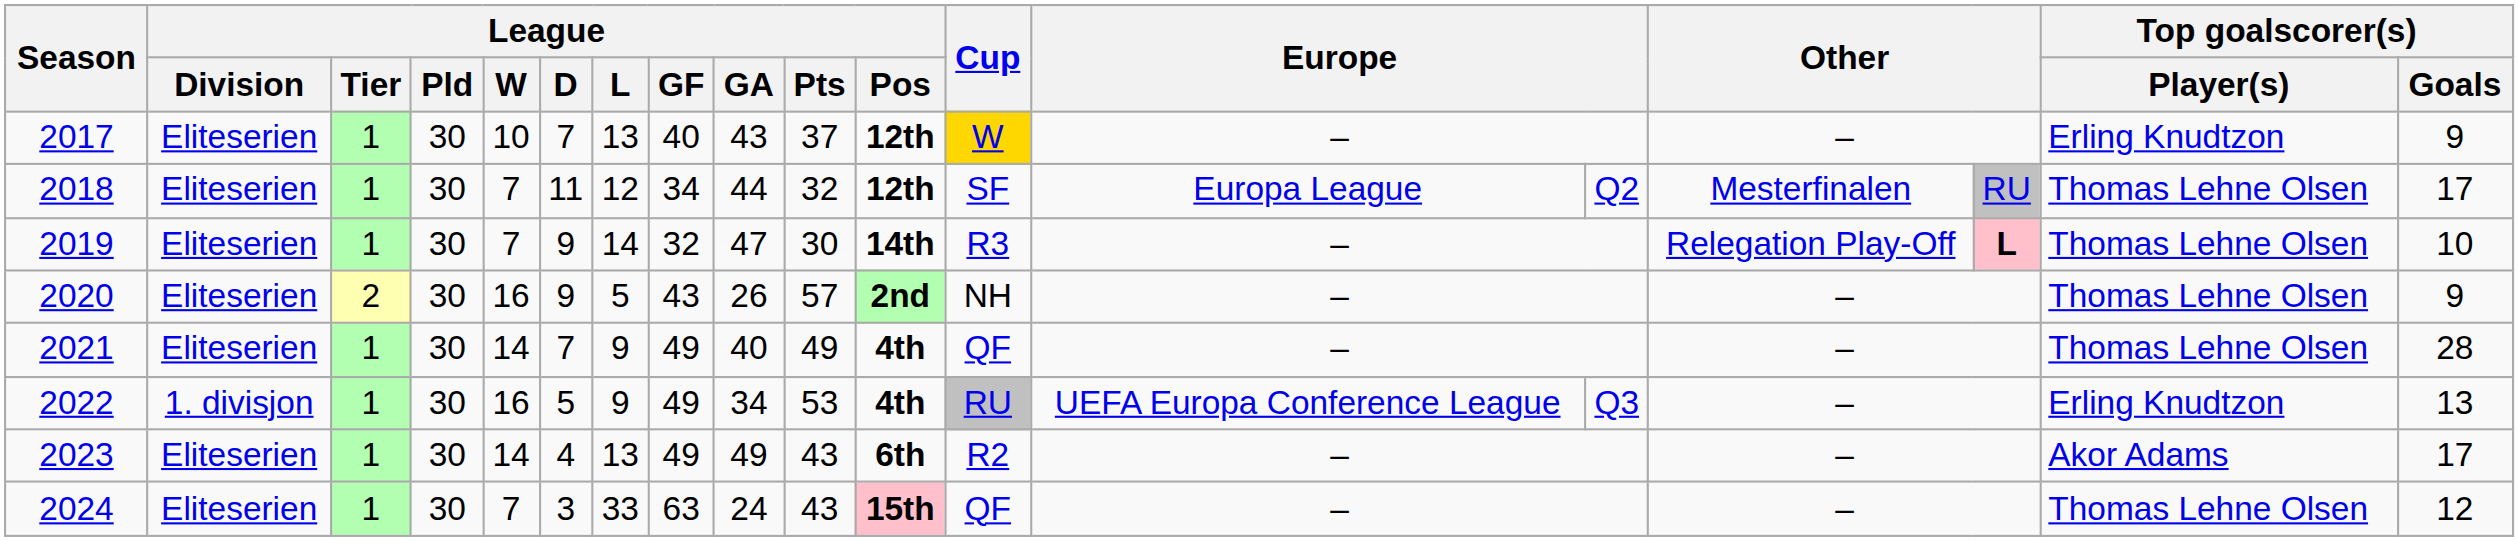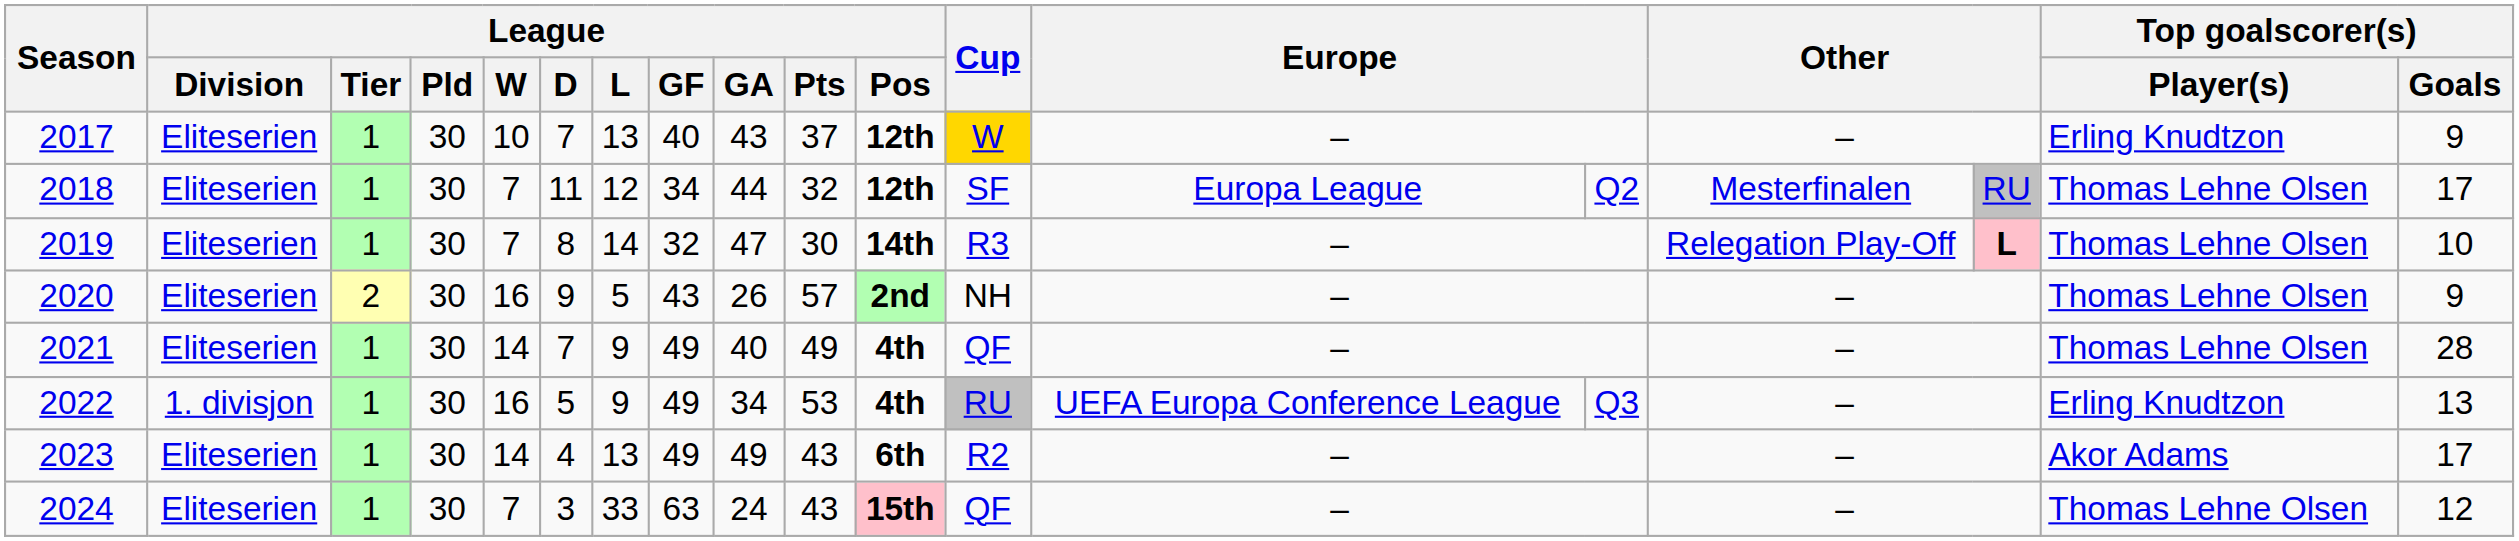(566, 243) 9 -> (566, 243) 8
